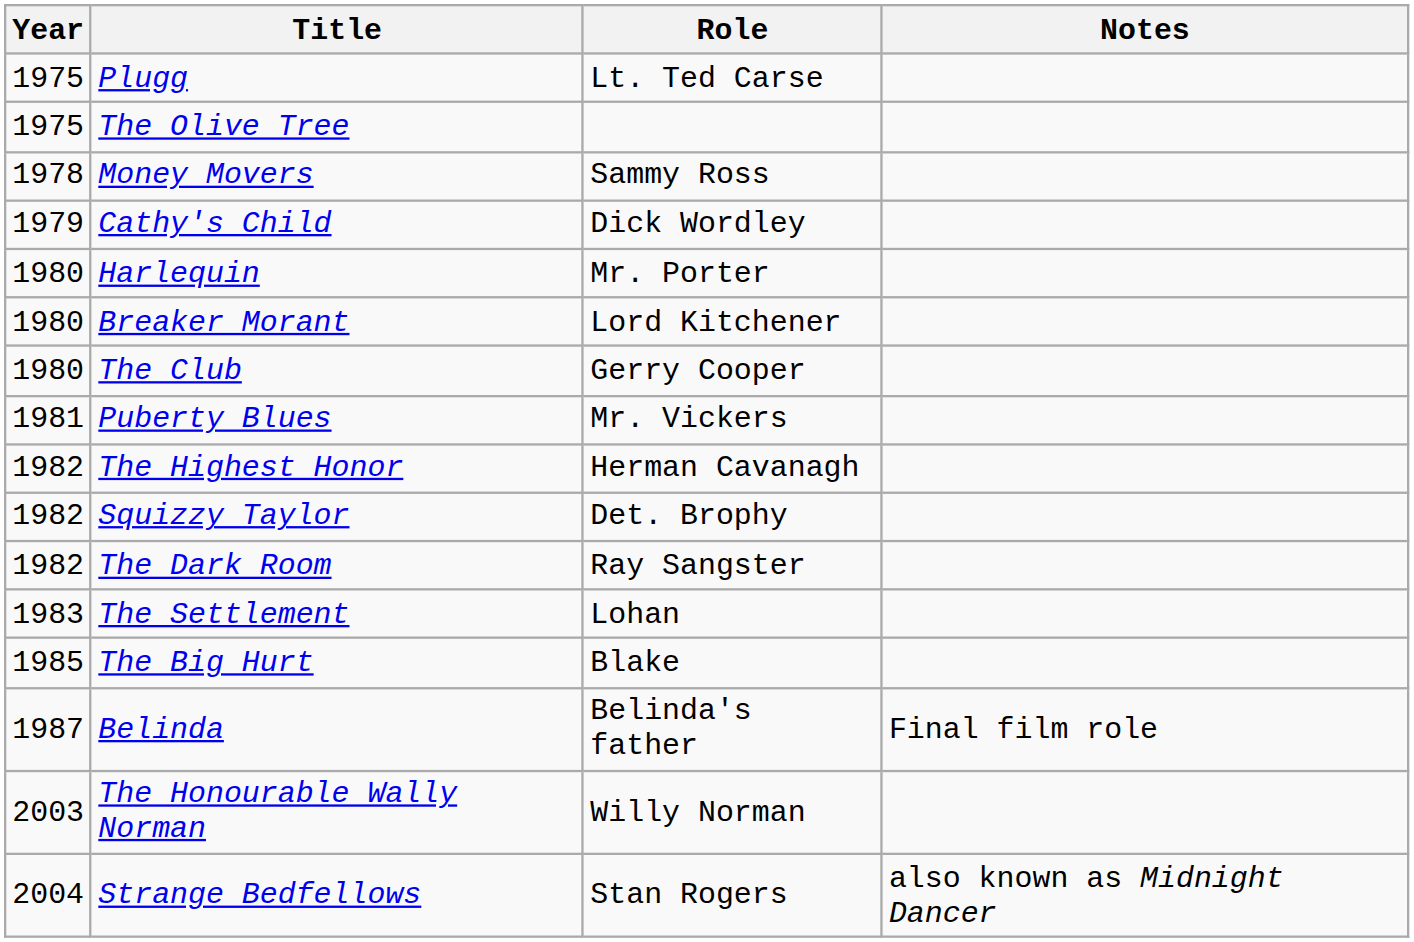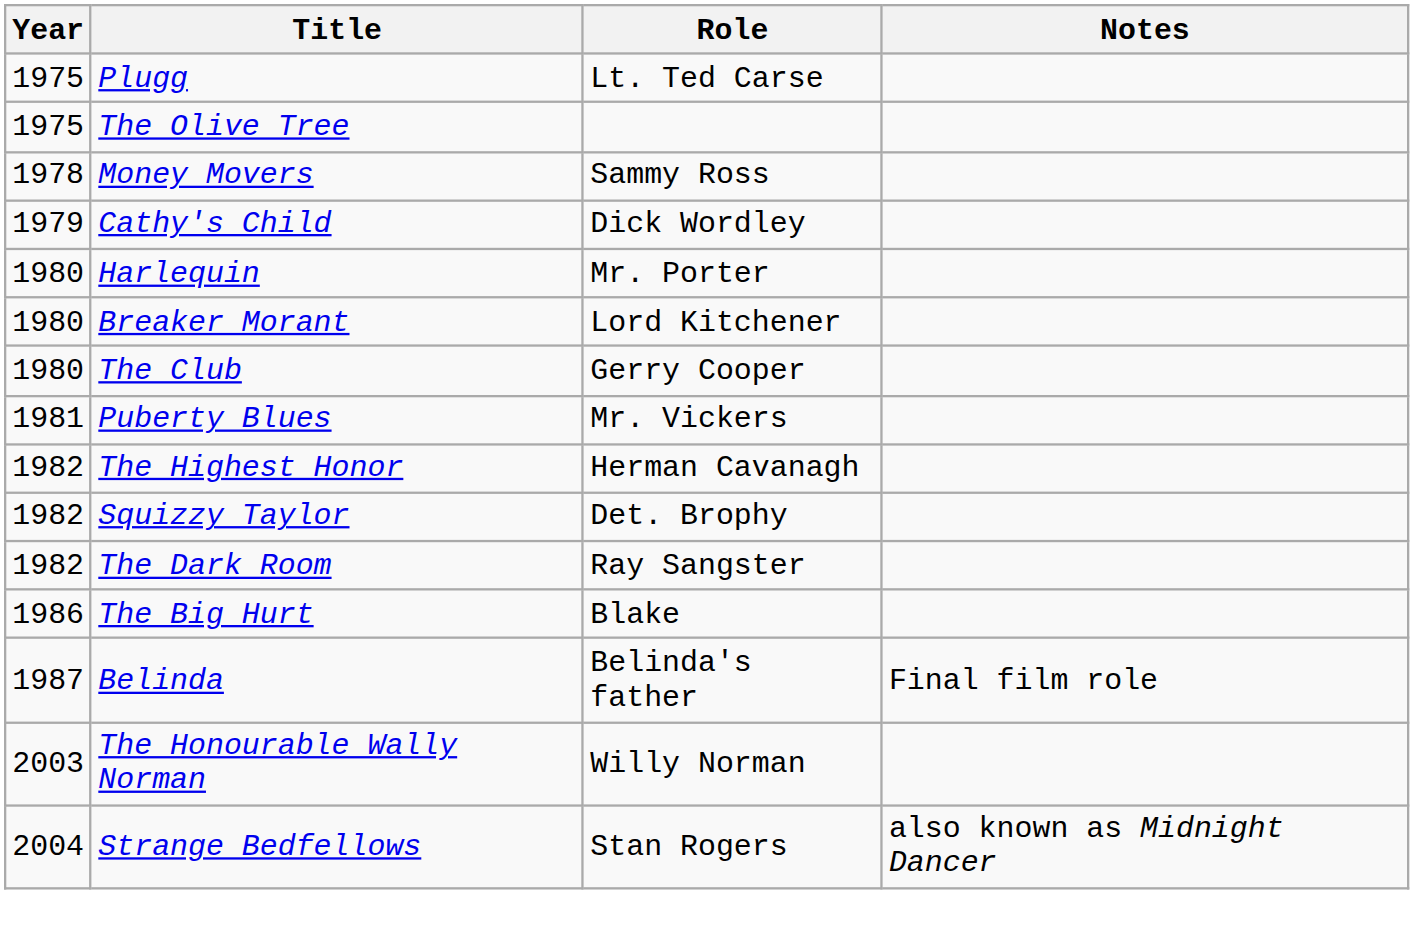- row: (224, 614)
(48, 663) 1985 -> (48, 614) 1986
